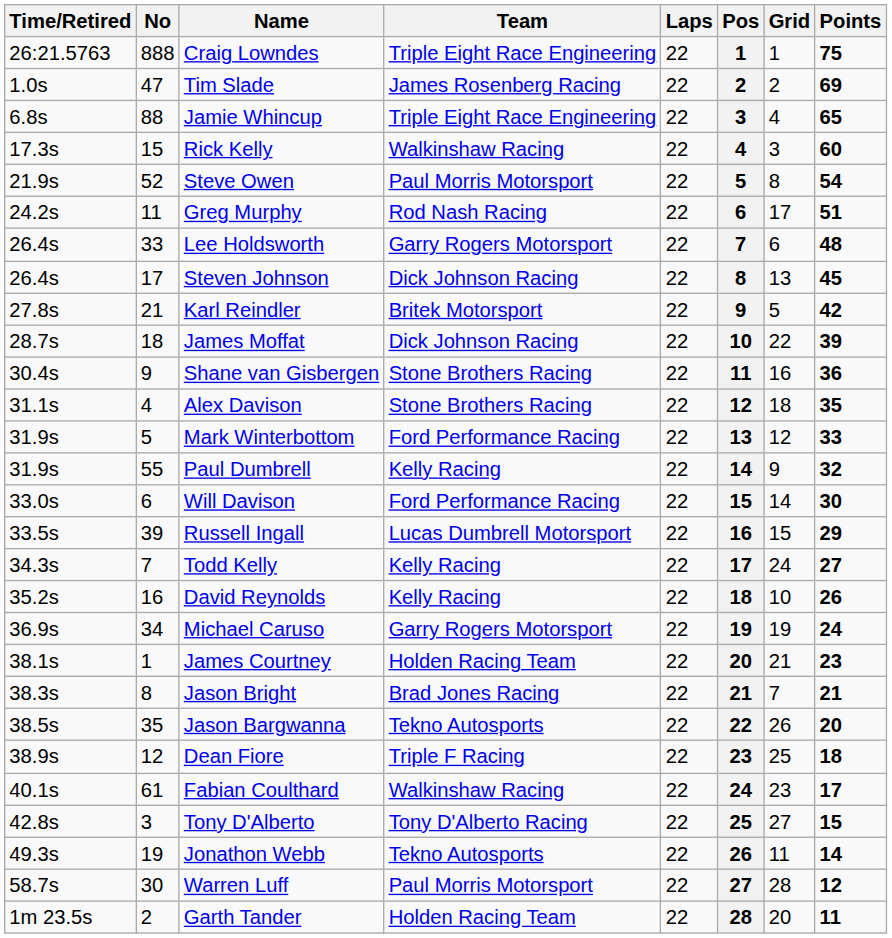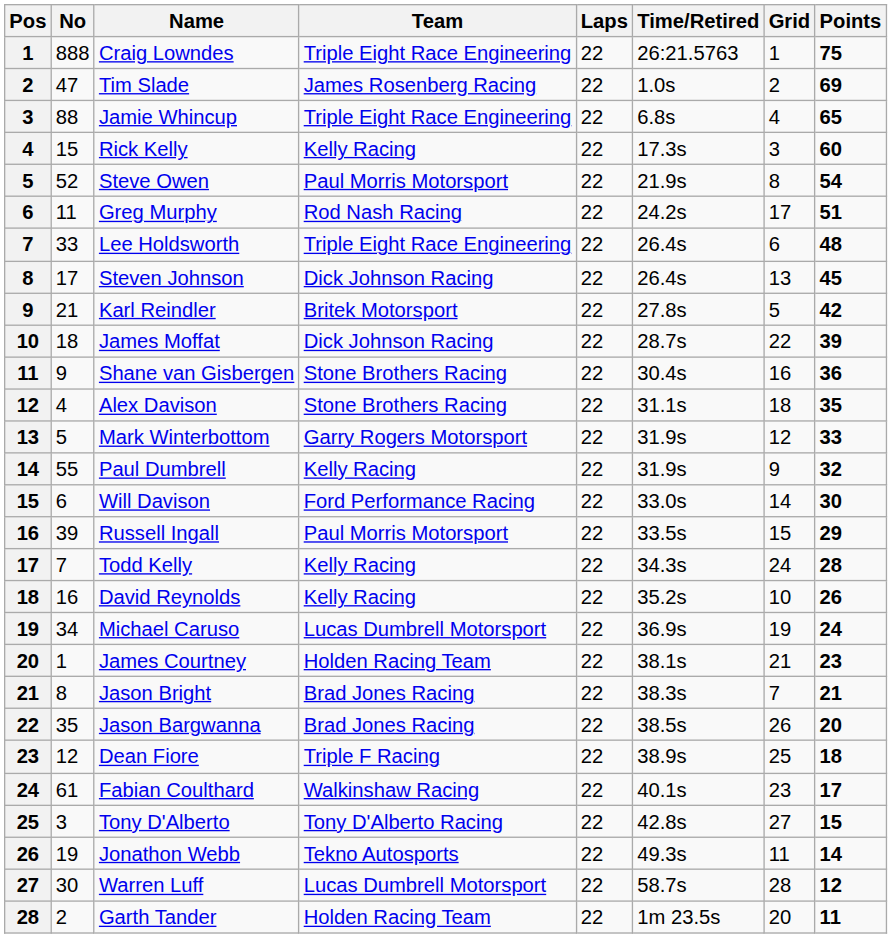columns swapped: (741, 21) <-> (70, 21)
(476, 149) Walkinshaw Racing -> (360, 149) Kelly Racing
(500, 245) Garry Rogers Motorsport -> (438, 245) Triple Eight Race Engineering
(504, 437) Ford Performance Racing -> (415, 437) Garry Rogers Motorsport
(510, 533) Lucas Dumbrell Motorsport -> (406, 533) Paul Morris Motorsport
(831, 565) 27 -> (831, 565) 28
(500, 629) Garry Rogers Motorsport -> (425, 629) Lucas Dumbrell Motorsport
(466, 725) Tekno Autosports -> (389, 725) Brad Jones Racing
(491, 885) Paul Morris Motorsport -> (425, 885) Lucas Dumbrell Motorsport
